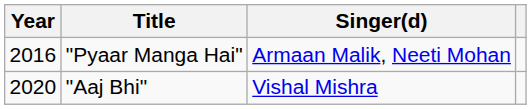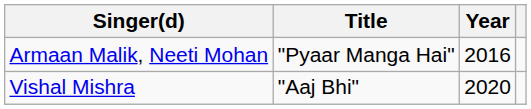columns swapped: (33, 21) <-> (382, 21)
